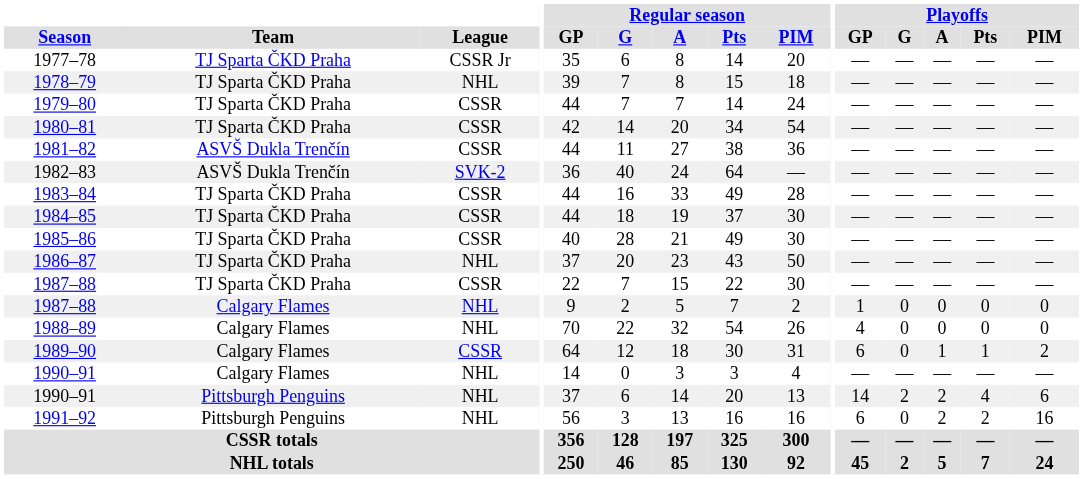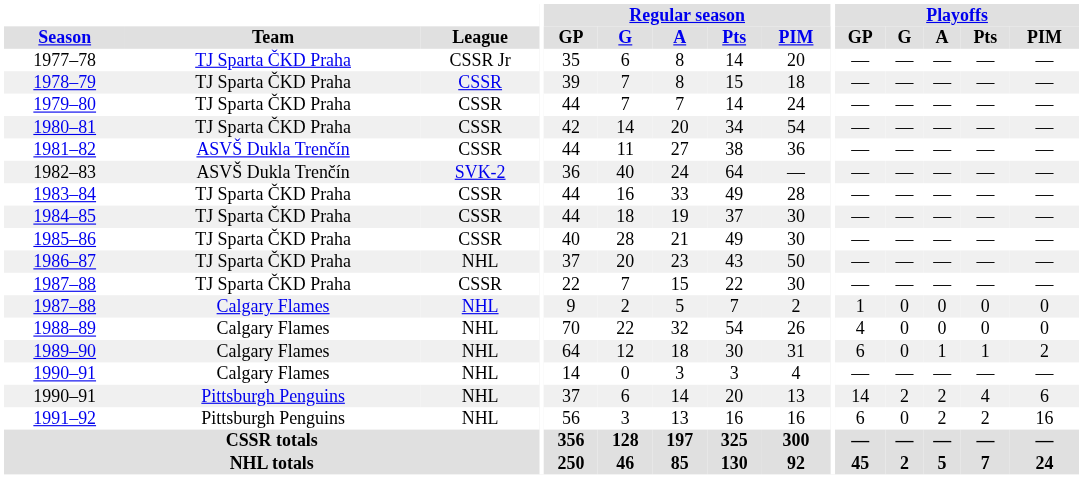(480, 82) NHL -> (480, 82) CSSR
(480, 351) CSSR -> (480, 351) NHL
